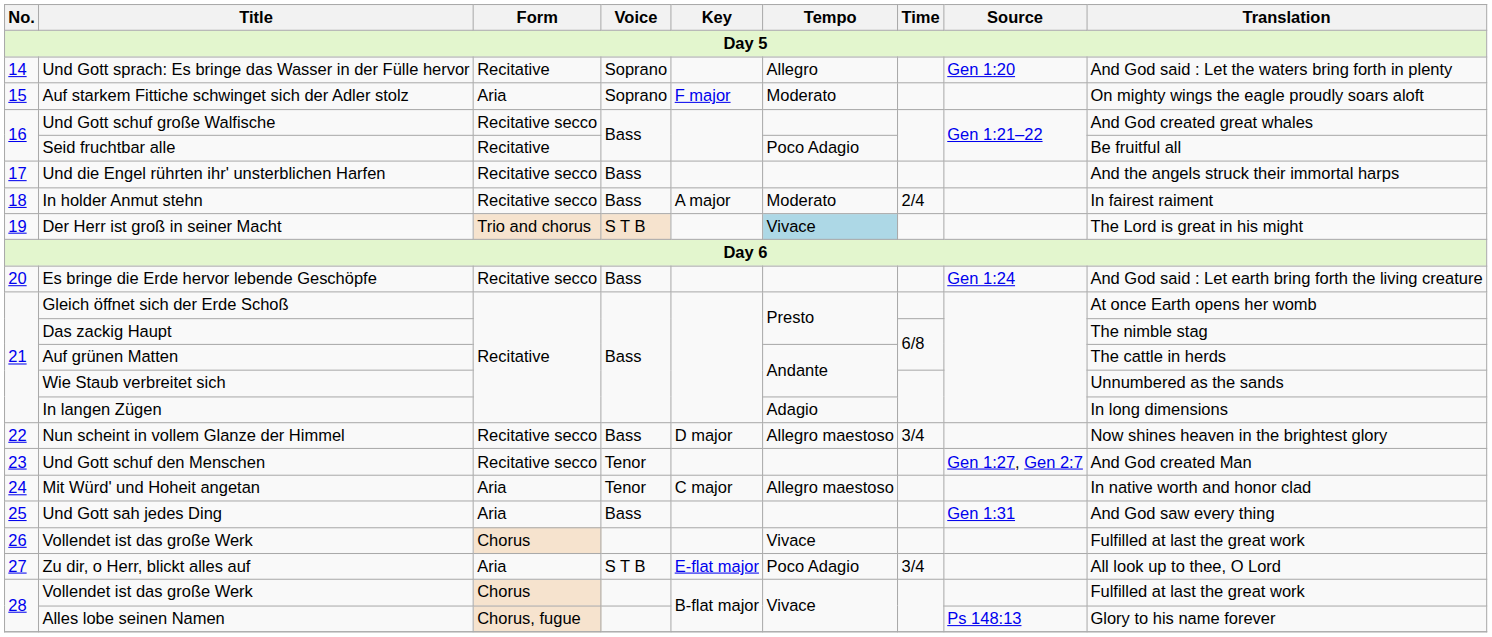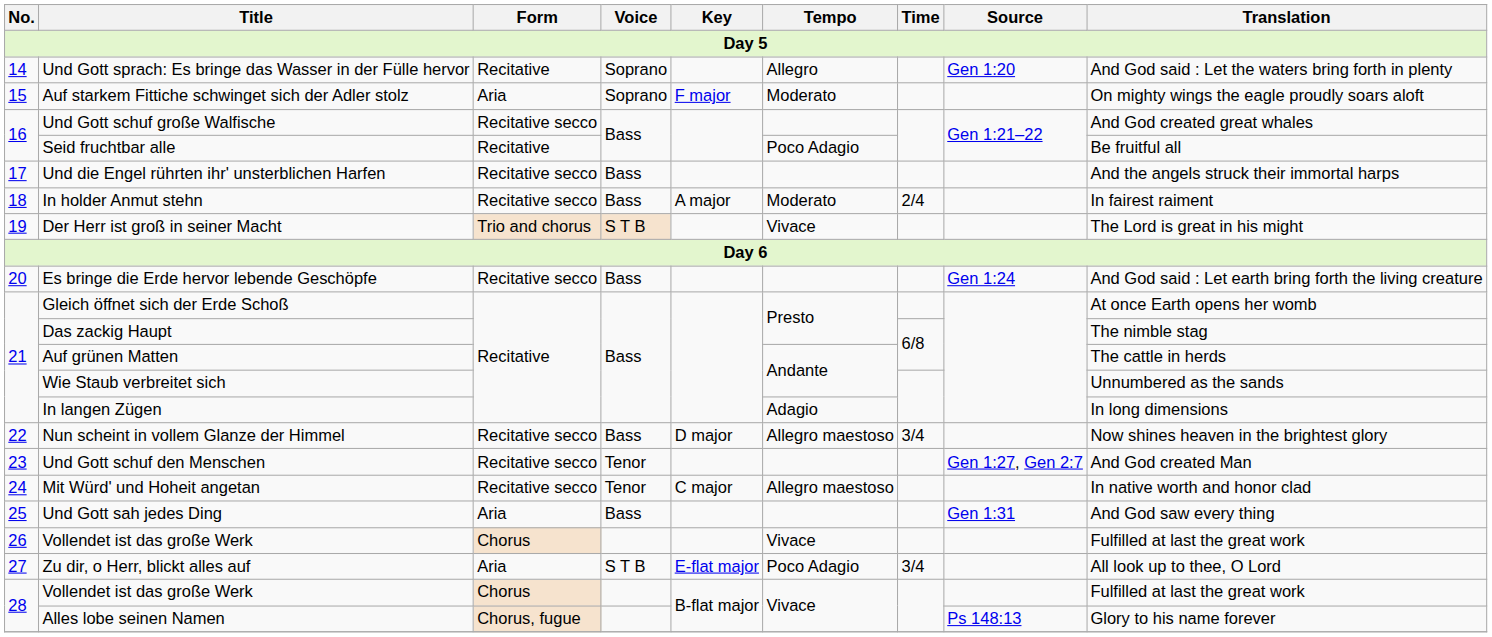(791, 226) lightblue background -> (791, 226) no background
(492, 488) Aria -> (537, 488) Recitative secco
